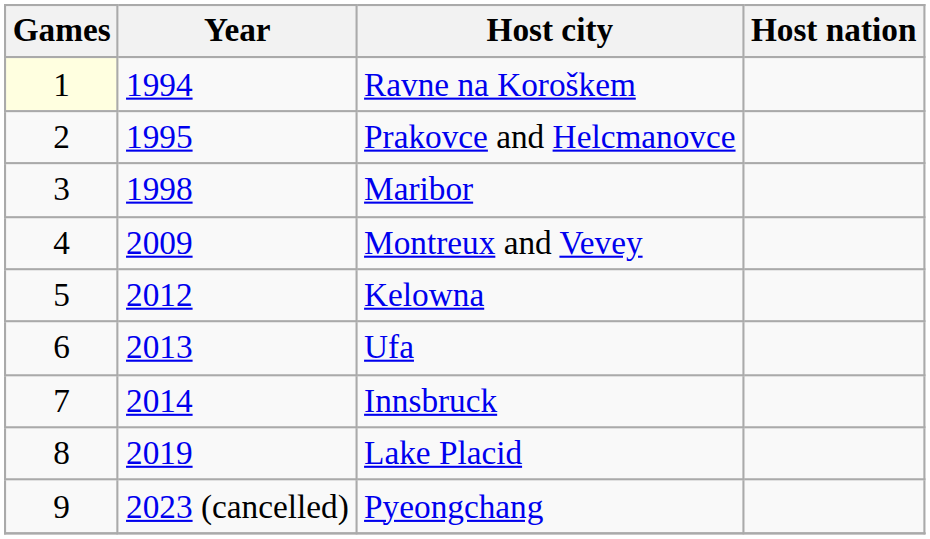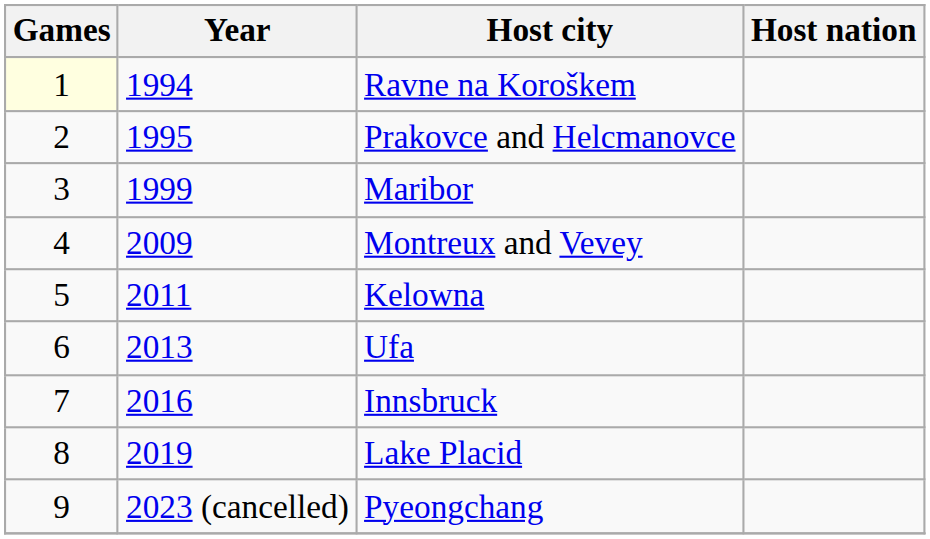(159, 189) 1998 -> (159, 189) 1999
(159, 294) 2012 -> (159, 294) 2011
(159, 400) 2014 -> (159, 400) 2016
